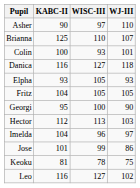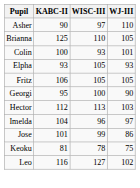(127, 38) 107 -> (127, 38) 105
- row: (20, 66)
(62, 93) 104 -> (62, 80) 106
